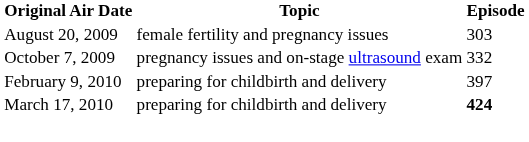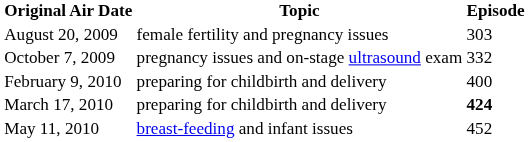(479, 81) 397 -> (479, 81) 400
+ row: (52, 128)
